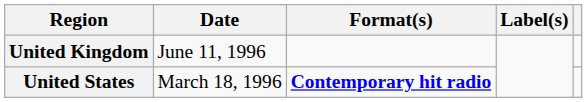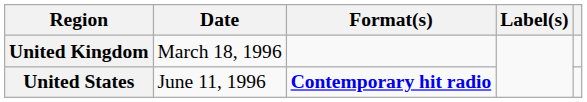(212, 50) June 11, 1996 -> (220, 50) March 18, 1996
(220, 81) March 18, 1996 -> (212, 81) June 11, 1996
